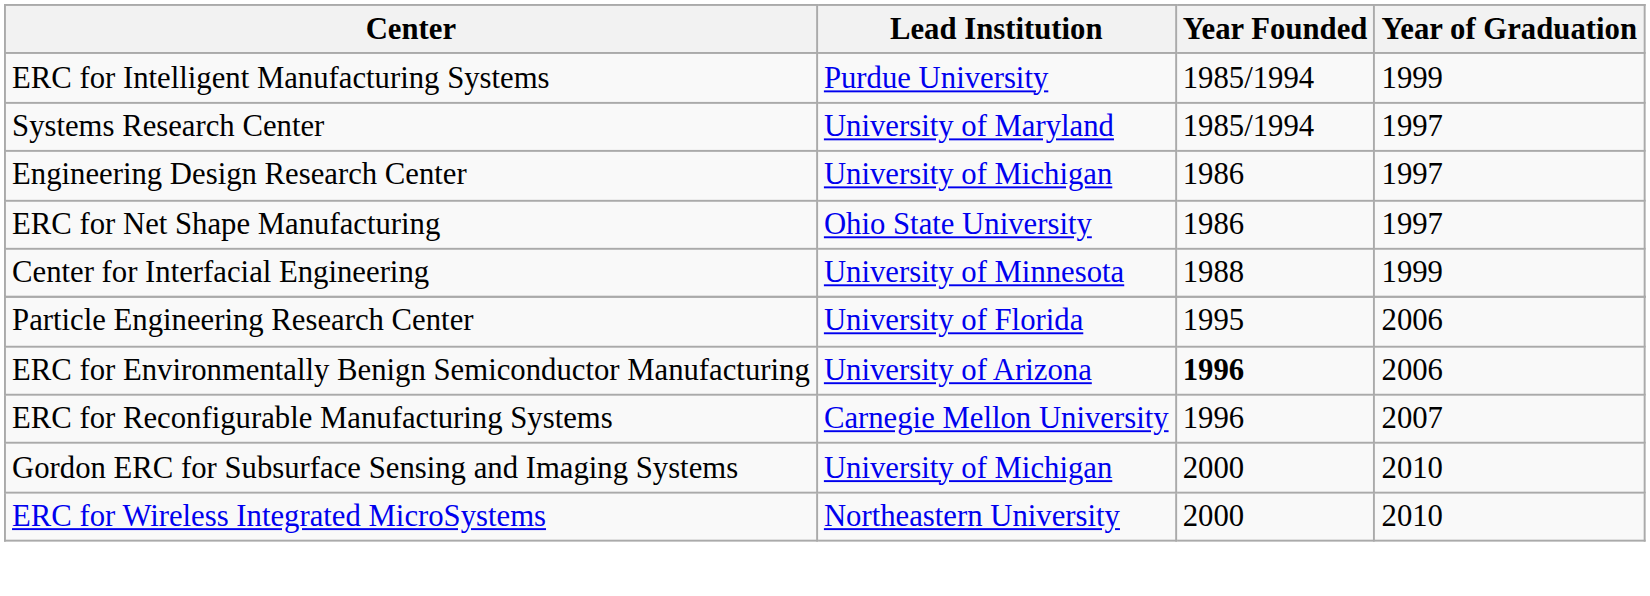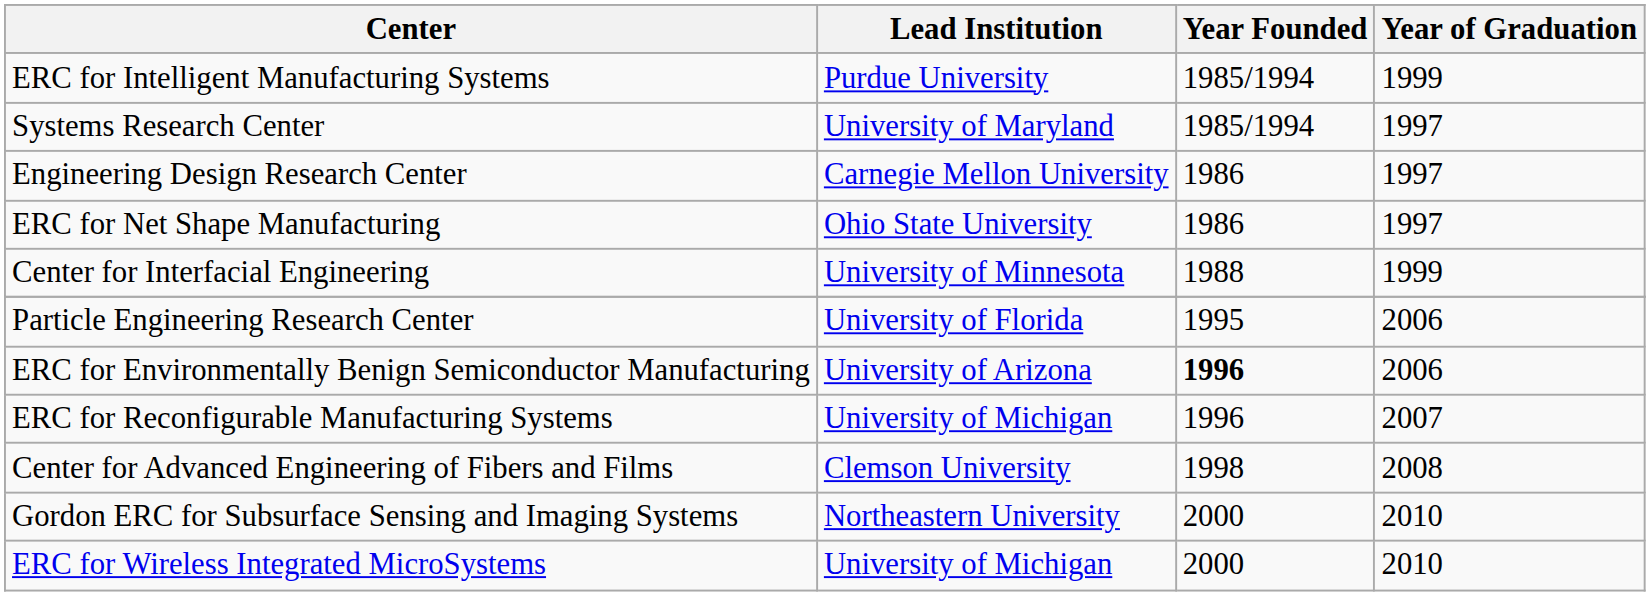(968, 175) University of Michigan -> (996, 175) Carnegie Mellon University
(996, 418) Carnegie Mellon University -> (968, 418) University of Michigan
+ row: (343, 467)
(968, 467) University of Michigan -> (972, 516) Northeastern University
(972, 516) Northeastern University -> (968, 564) University of Michigan
